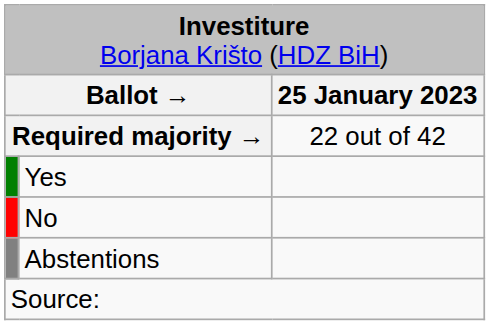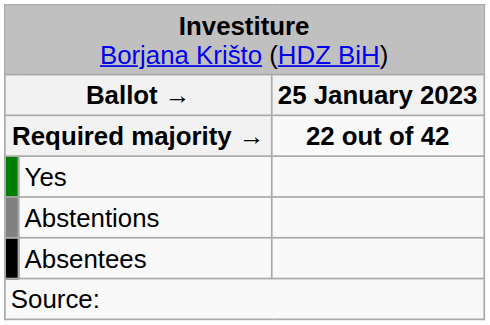(378, 136) normal -> (378, 136) bold
- row: (41, 218)
+ row: (86, 259)
